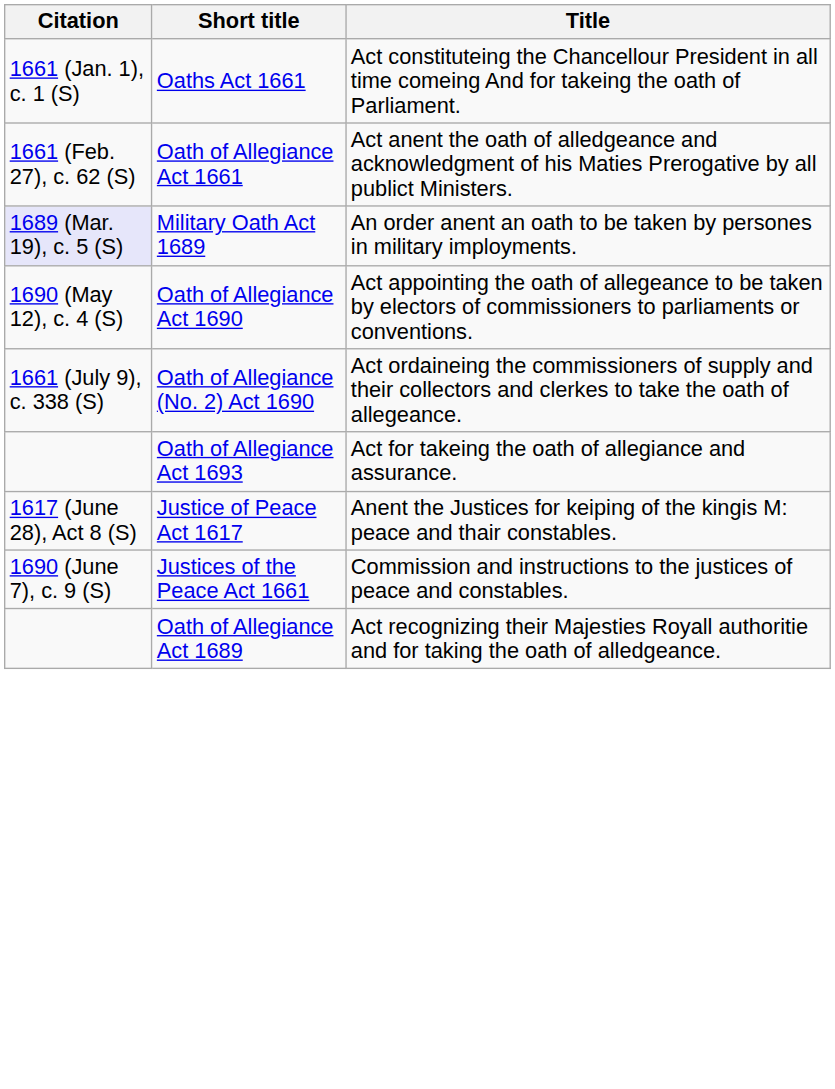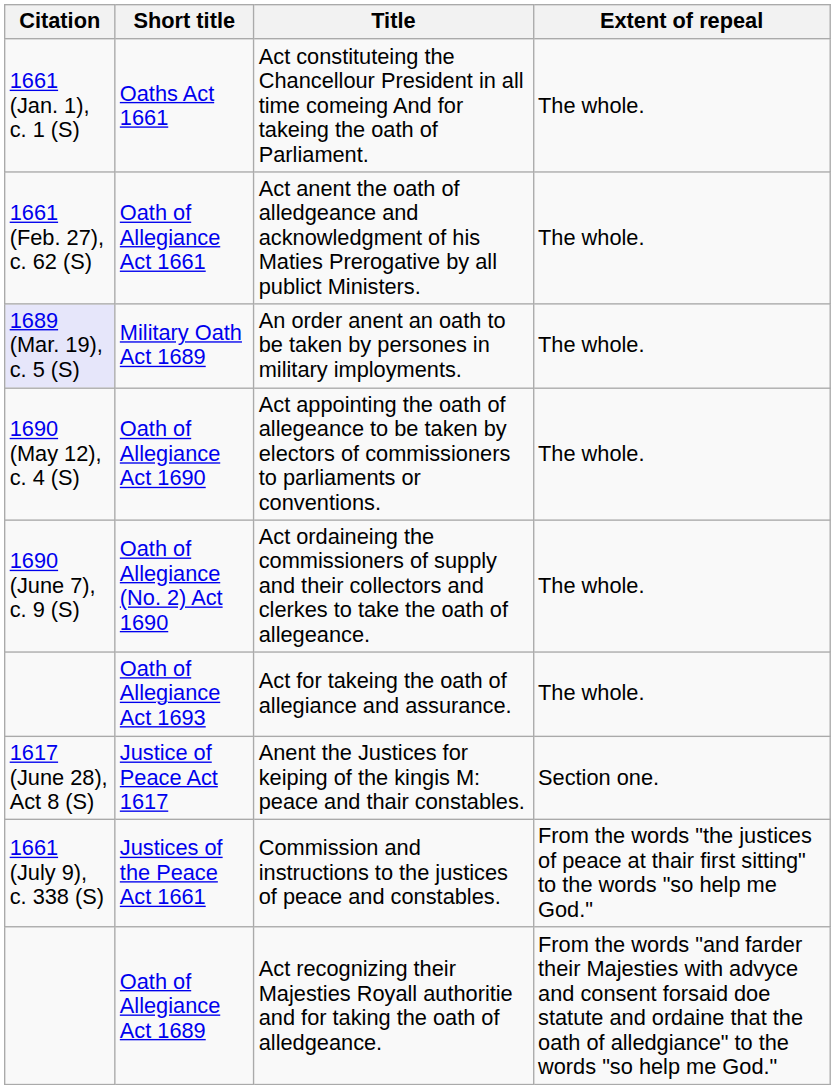+ column: (682, 21)
(76, 390) 1661 (July 9), c. 338 (S) -> (53, 585) 1690 (June 7), c. 9 (S)
(64, 579) 1690 (June 7), c. 9 (S) -> (57, 873) 1661 (July 9), c. 338 (S)
